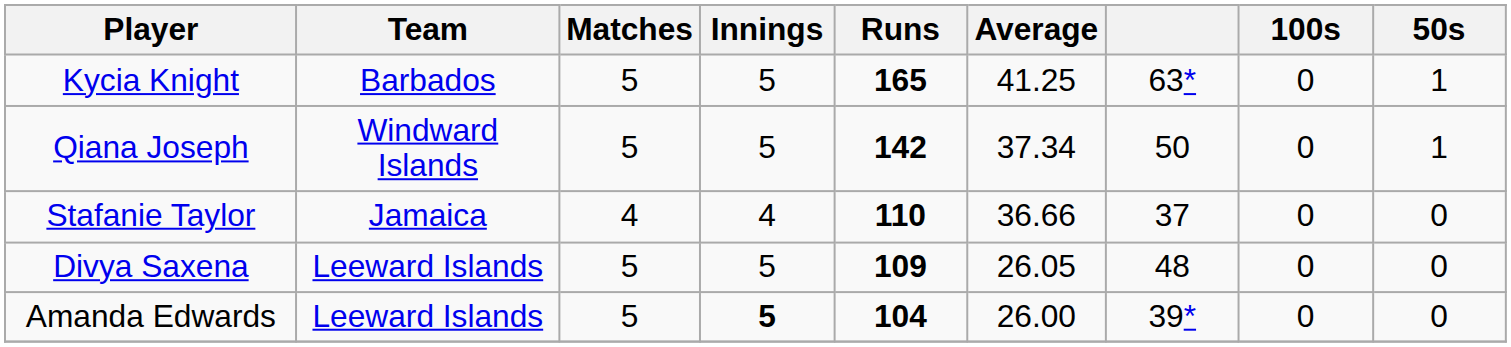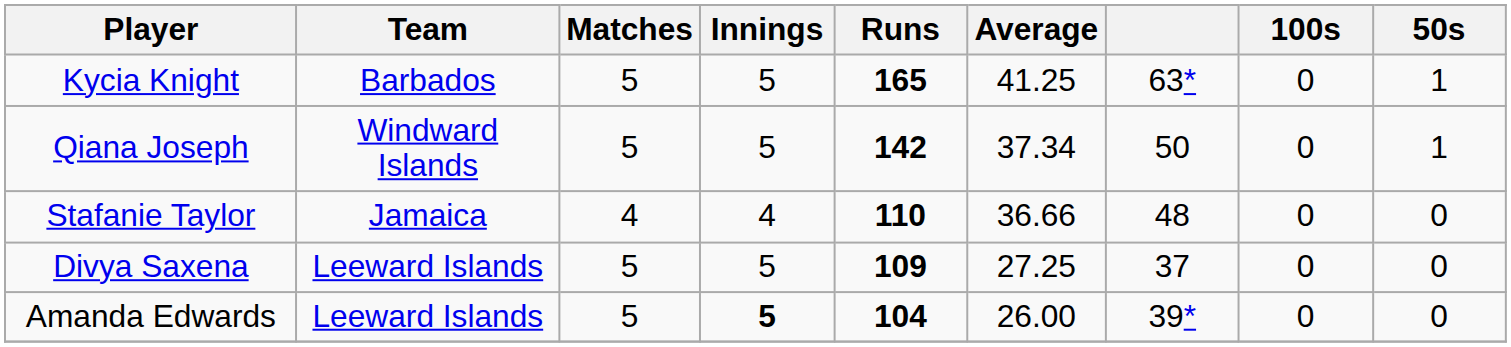(1172, 215) 37 -> (1172, 215) 48
(1036, 266) 26.05 -> (1036, 266) 27.25
(1172, 266) 48 -> (1172, 266) 37
